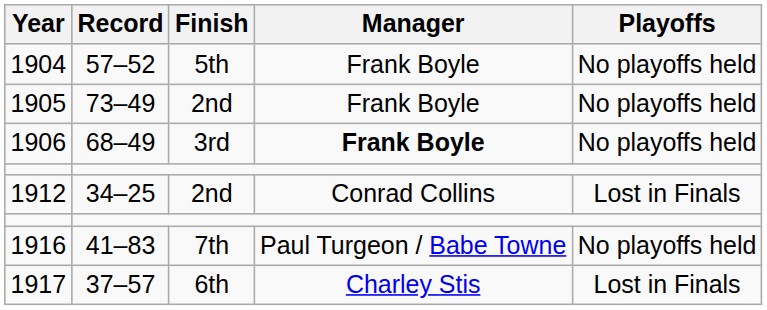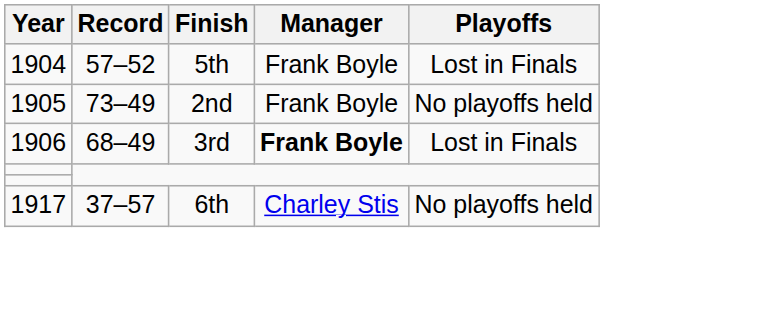(667, 63) No playoffs held -> (504, 63) Lost in Finals
(667, 143) No playoffs held -> (504, 143) Lost in Finals
- row: (38, 194)
- row: (38, 245)
(667, 284) Lost in Finals -> (504, 205) No playoffs held
